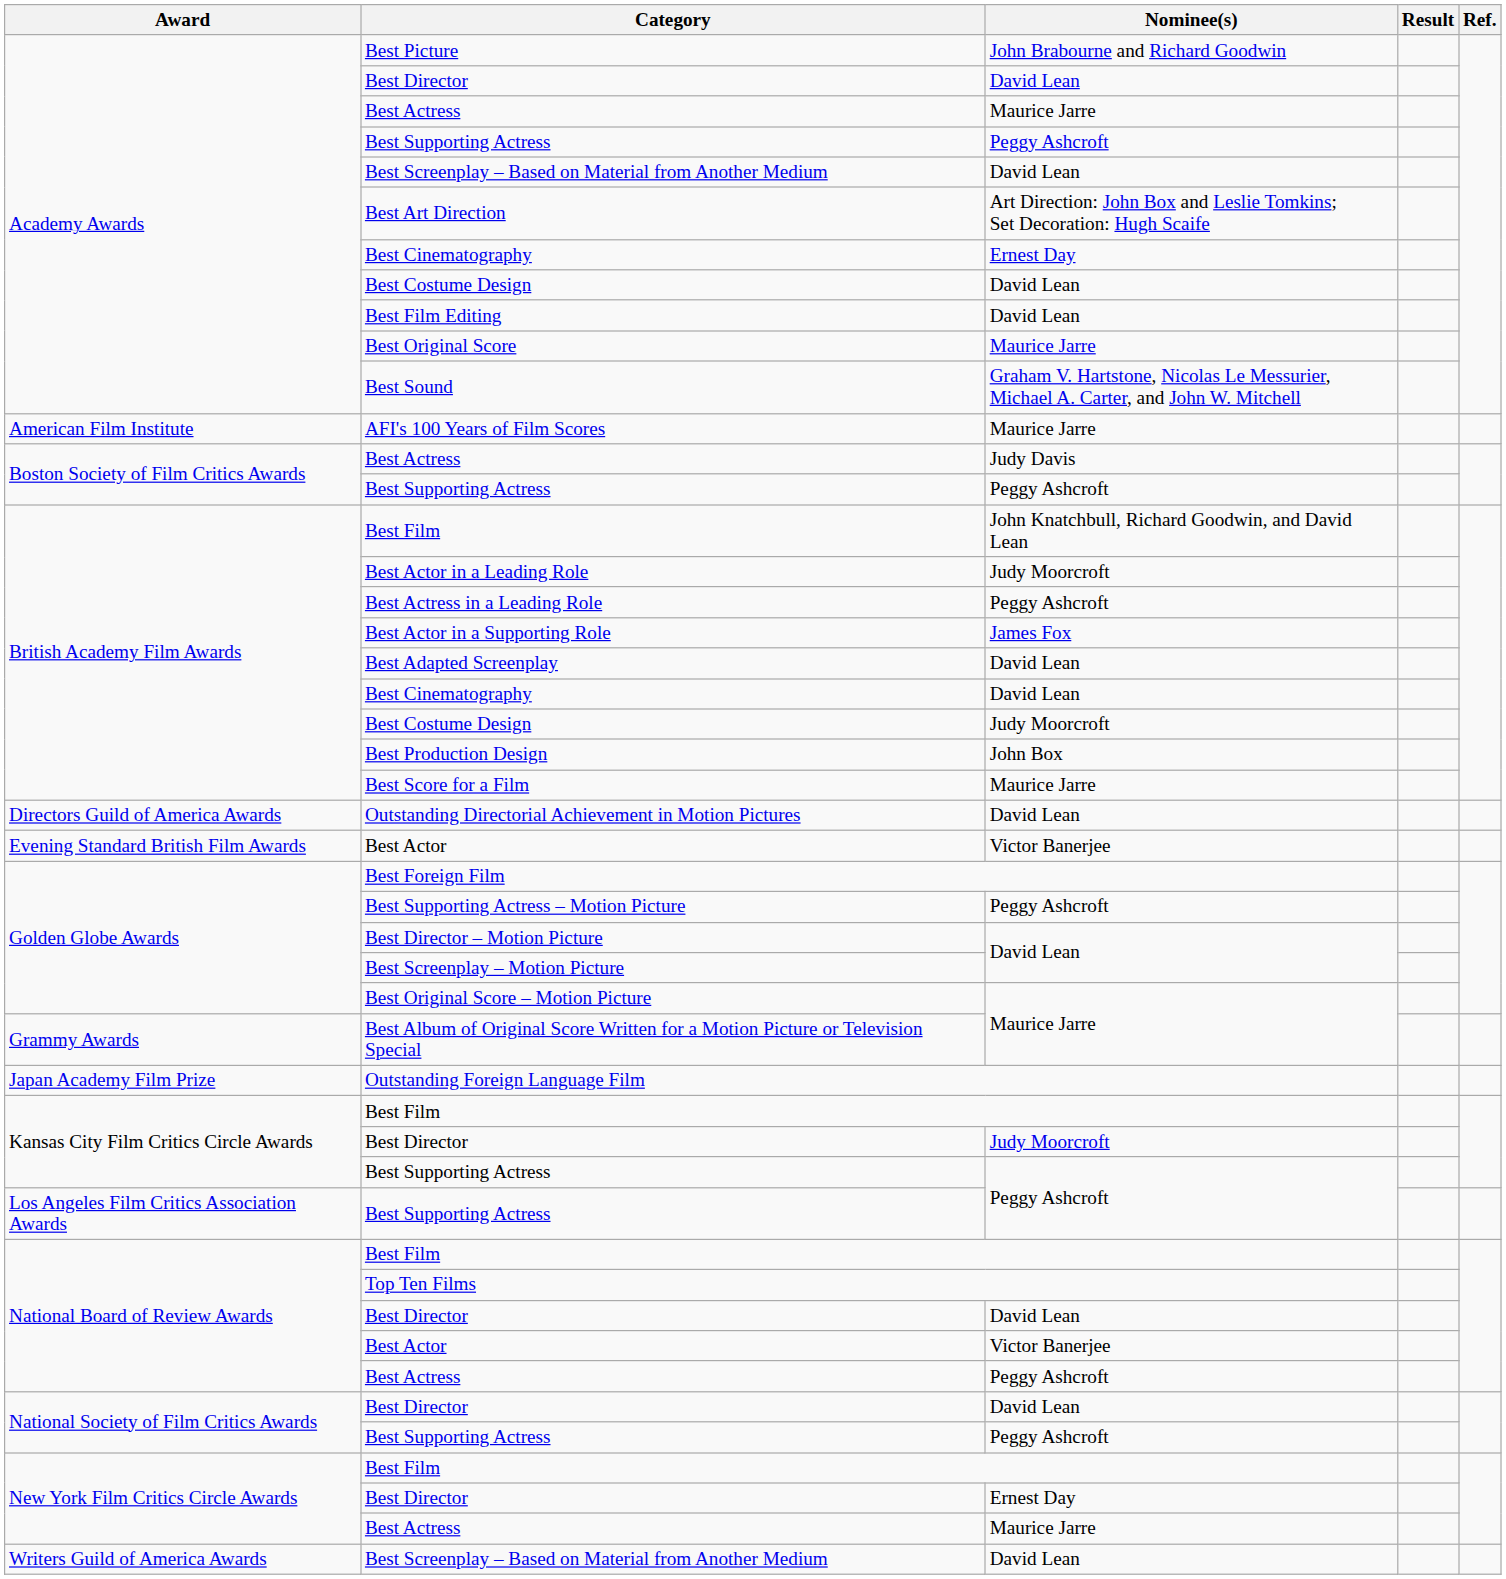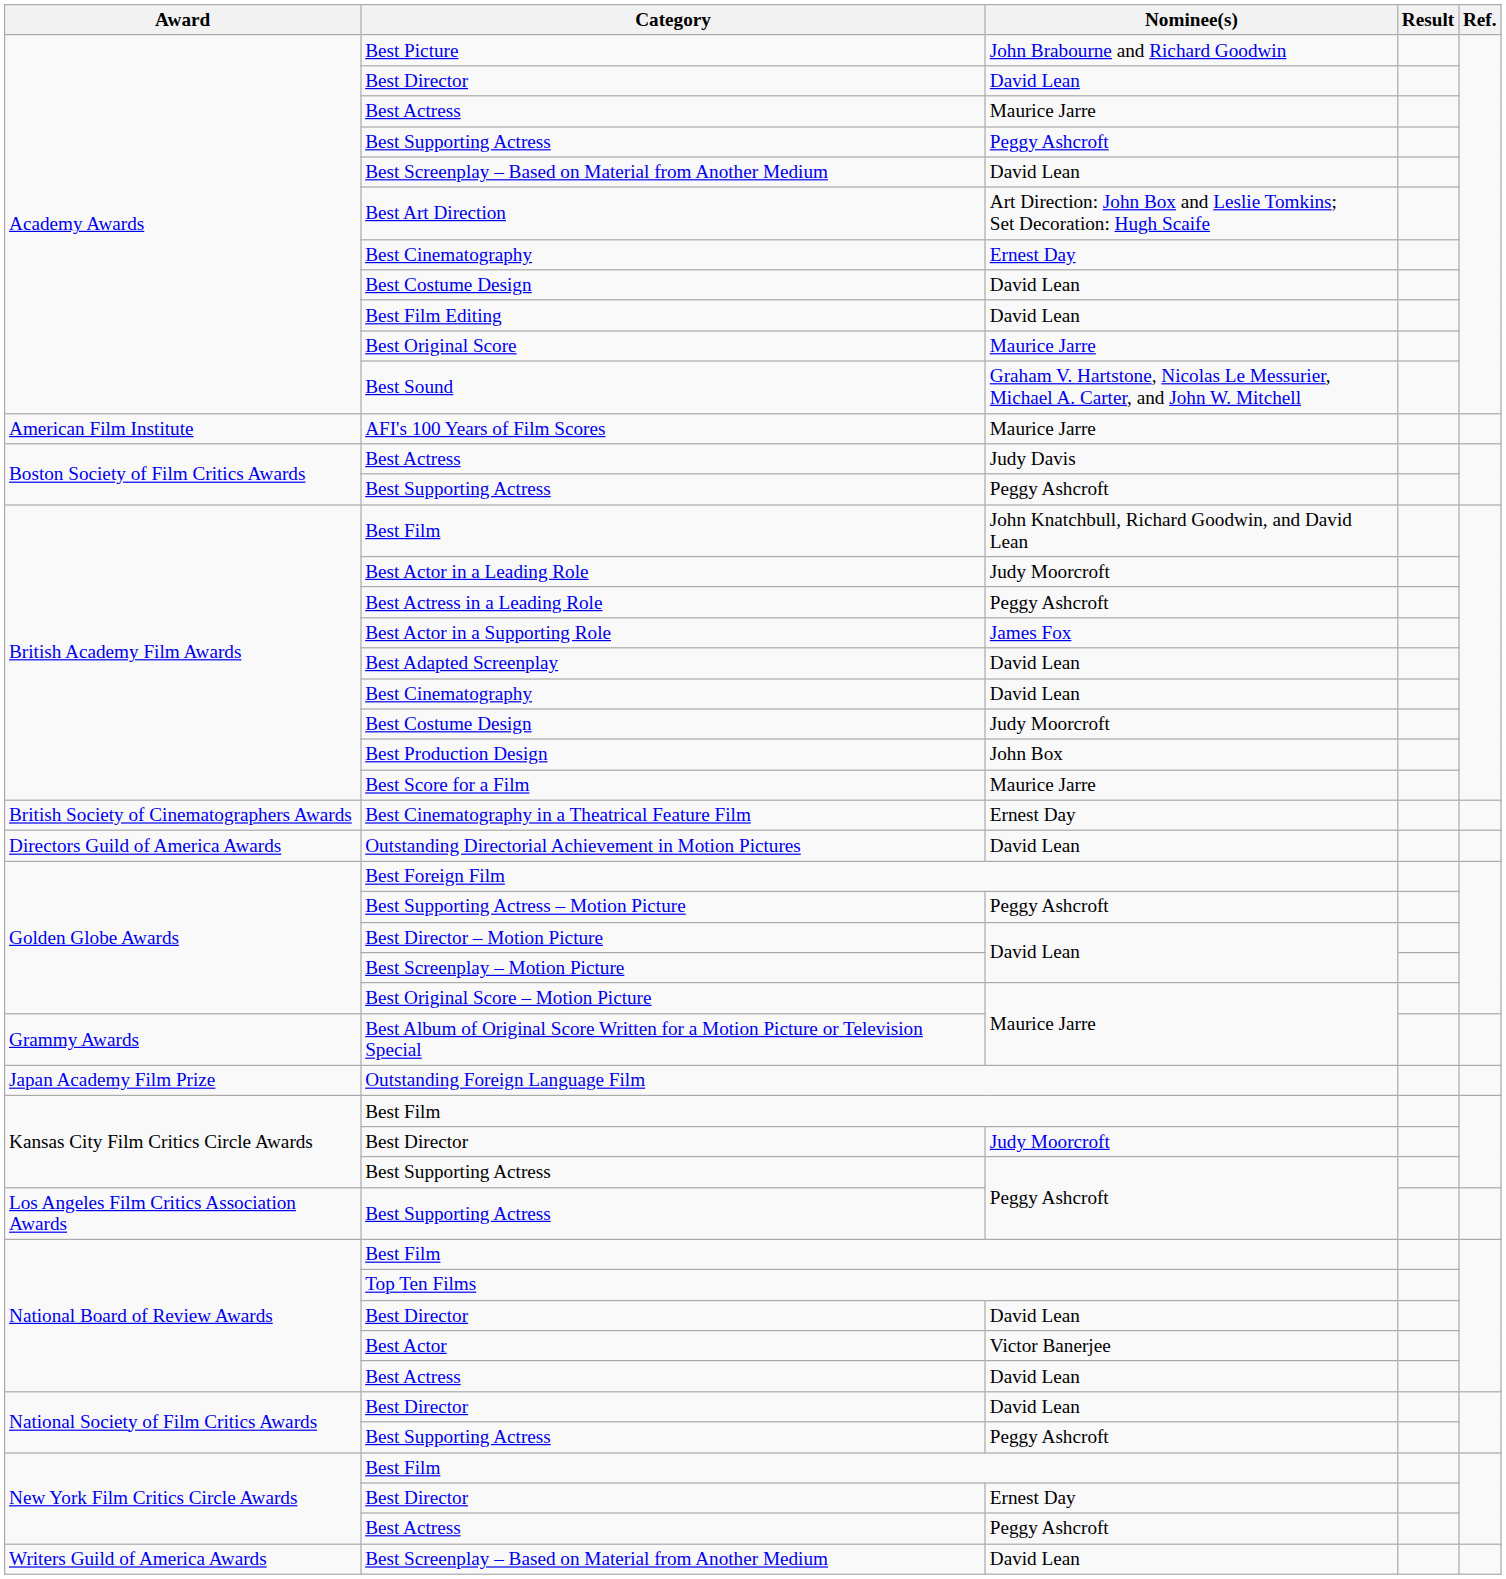+ row: (180, 815)
- row: (157, 845)
(1049, 1376) Peggy Ashcroft -> (1035, 1376) David Lean
(1043, 1528) Maurice Jarre -> (1049, 1528) Peggy Ashcroft
